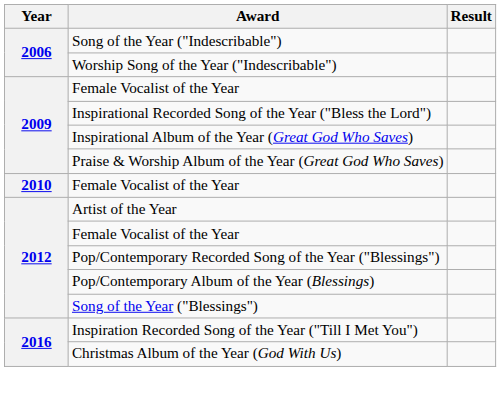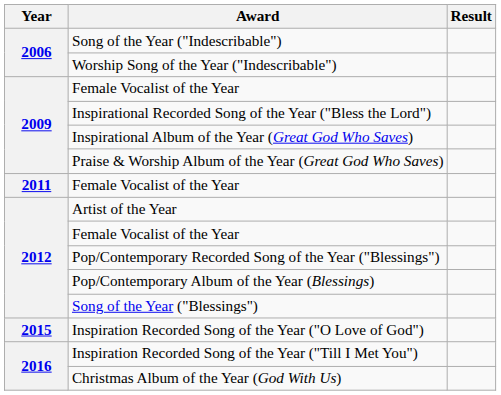- row: (36, 185)
+ row: (36, 185)
+ row: (36, 329)
